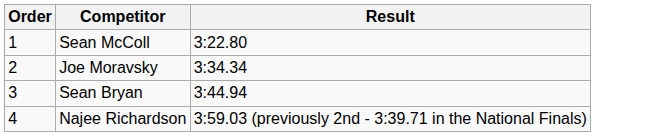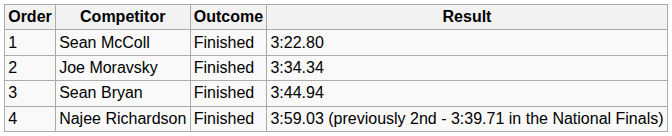+ column: (228, 17)
